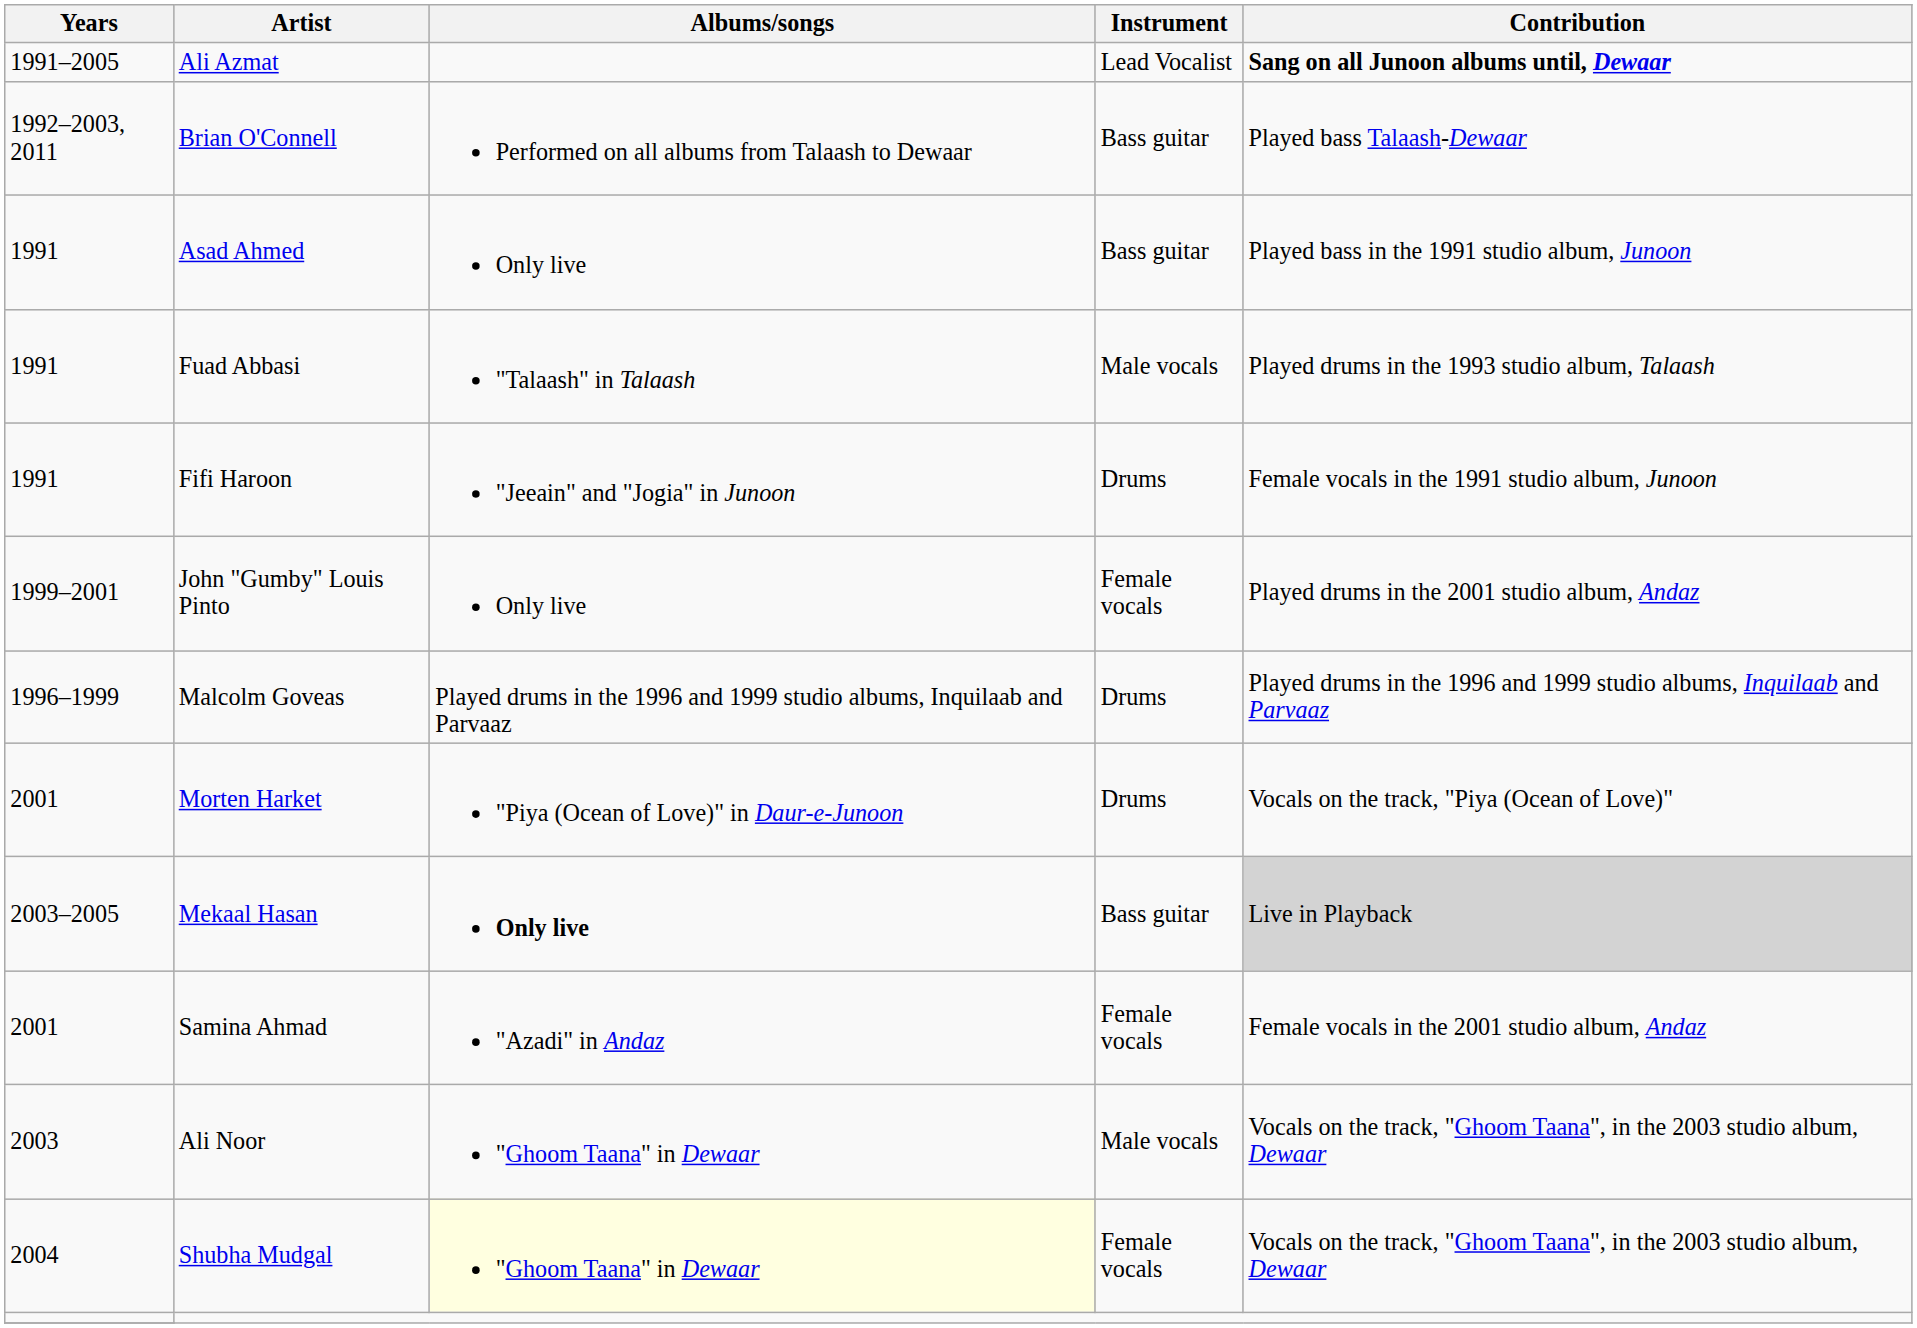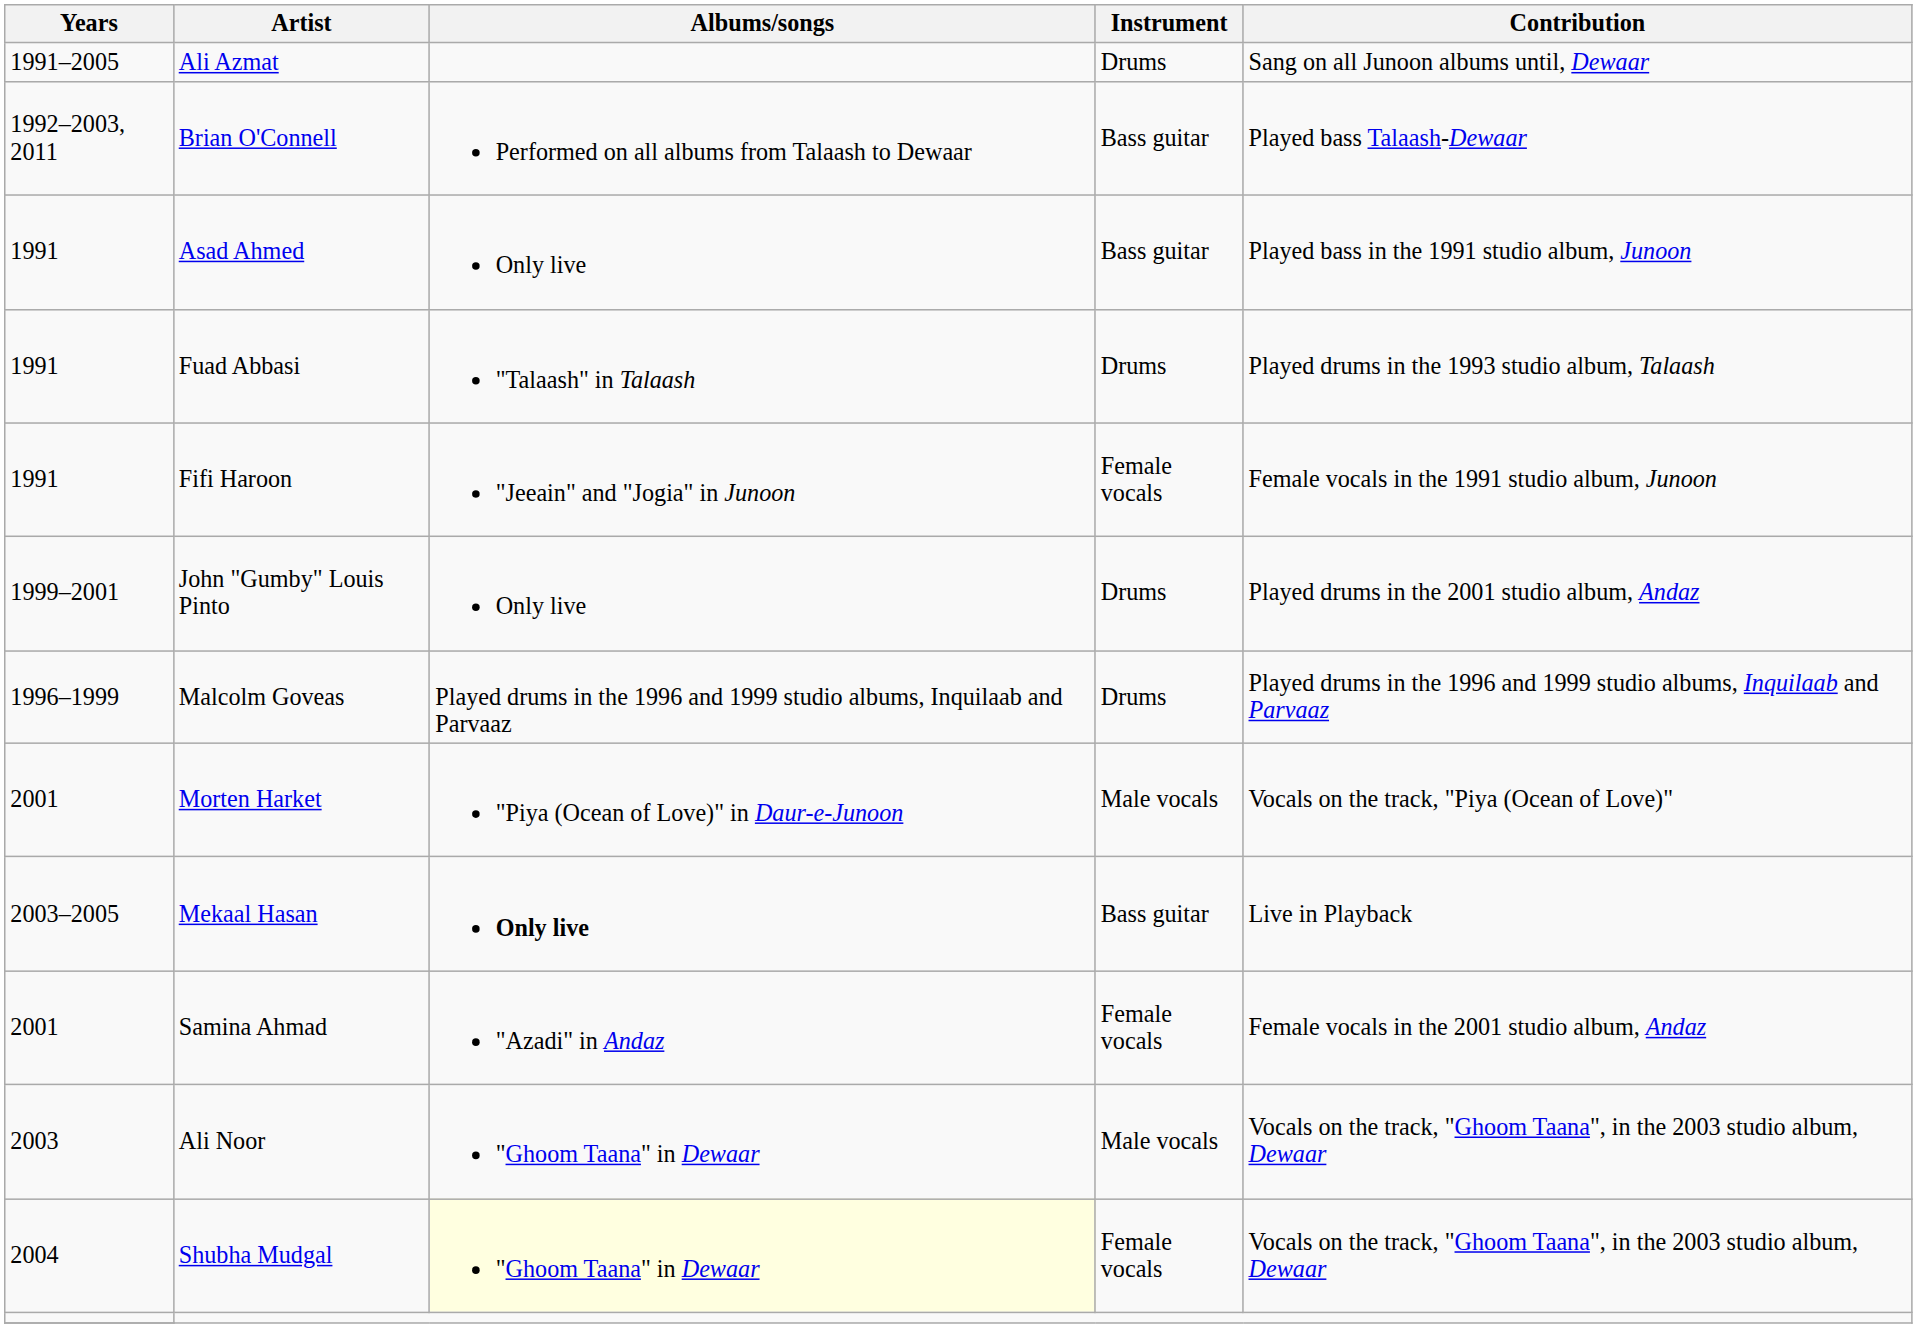(1166, 61) Lead Vocalist -> (1134, 61) Drums
(1460, 61) bold -> (1449, 61) normal
(1159, 365) Male vocals -> (1134, 365) Drums
(1134, 479) Drums -> (1136, 479) Female vocals
(1136, 593) Female vocals -> (1134, 593) Drums
(1134, 799) Drums -> (1159, 799) Male vocals
(1330, 913) lightgrey background -> (1330, 913) no background
